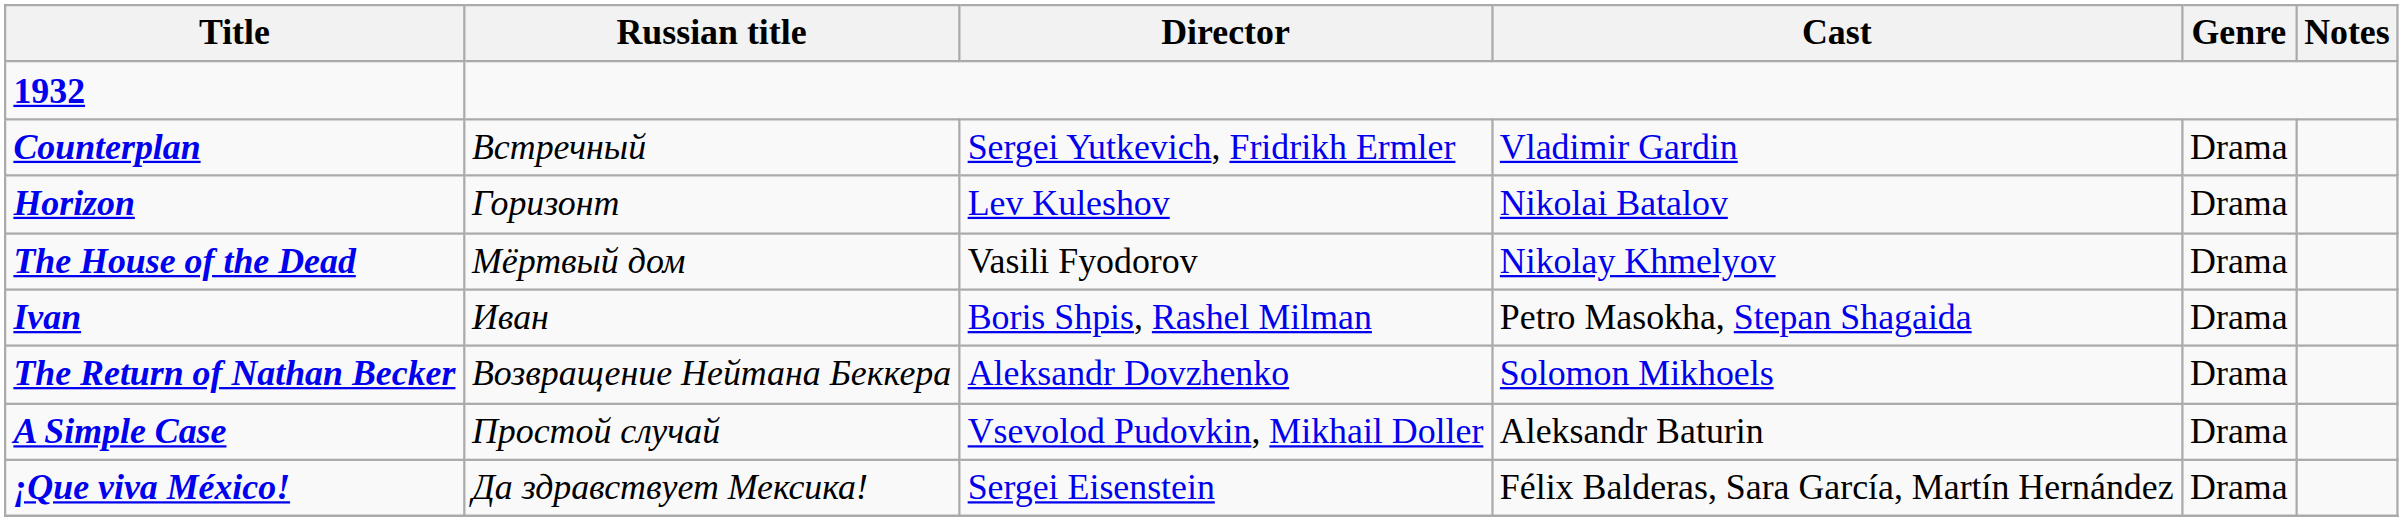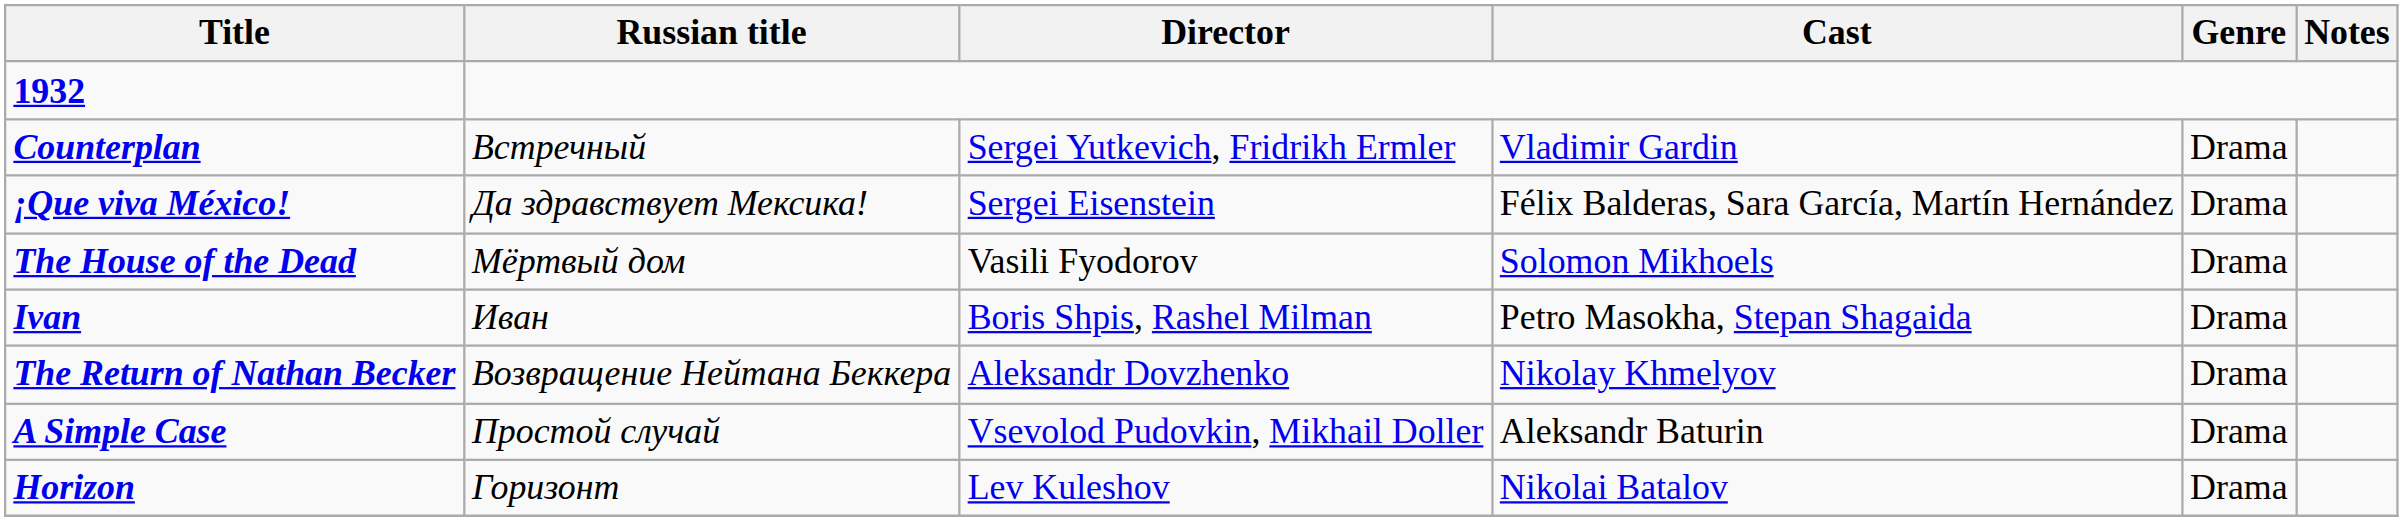rows swapped: (74, 203) <-> (152, 487)
(1638, 260) Nikolay Khmelyov -> (1637, 260) Solomon Mikhoels
(1637, 373) Solomon Mikhoels -> (1638, 373) Nikolay Khmelyov
